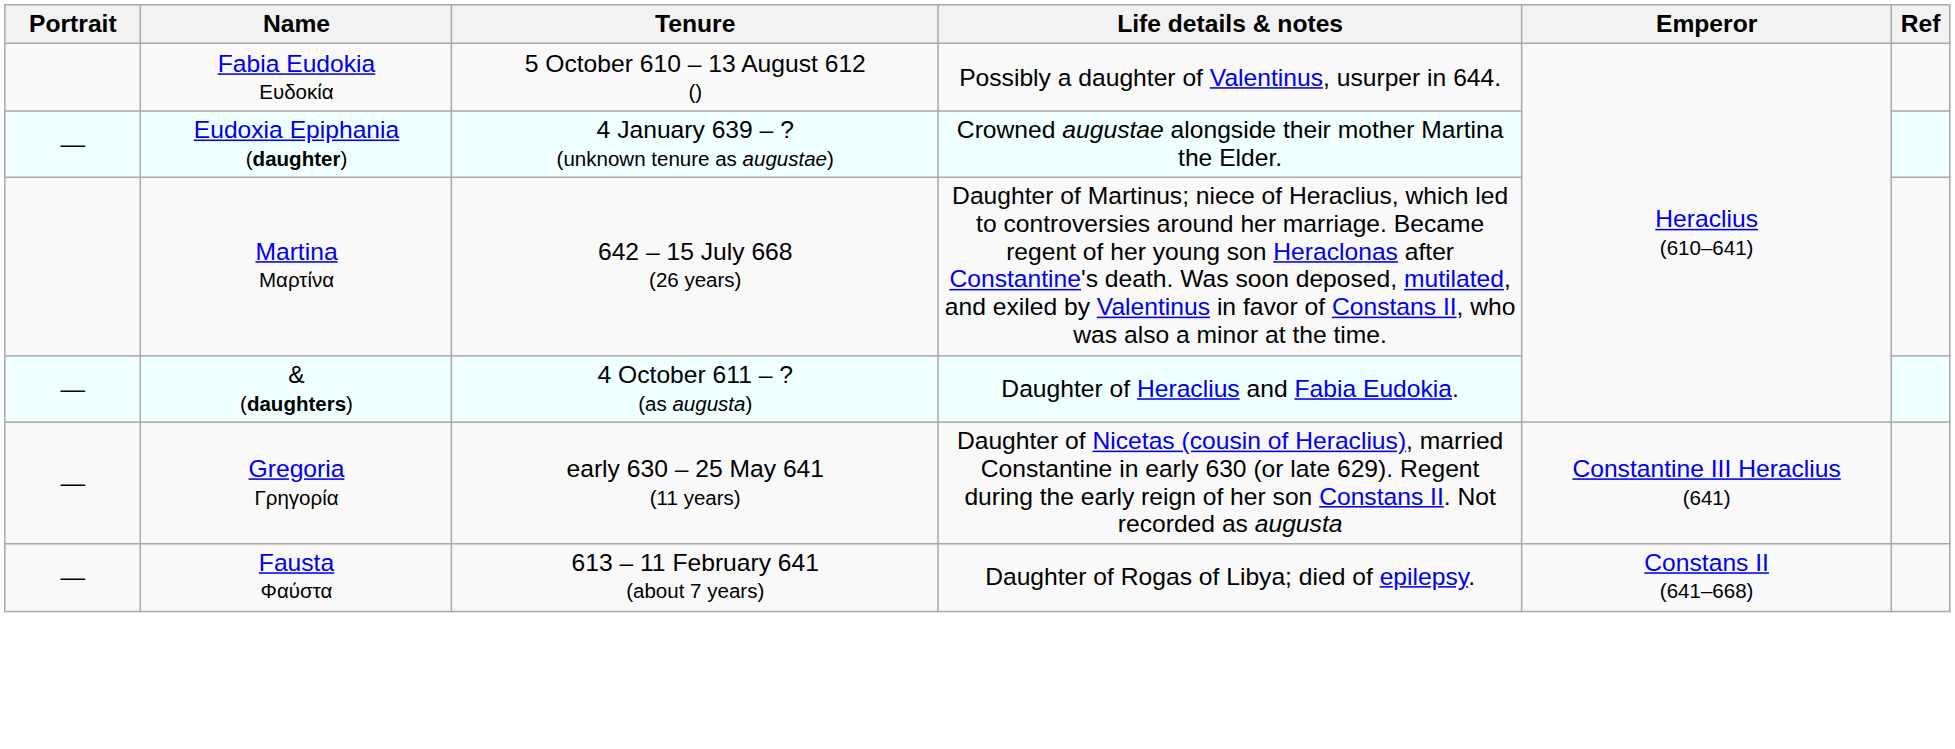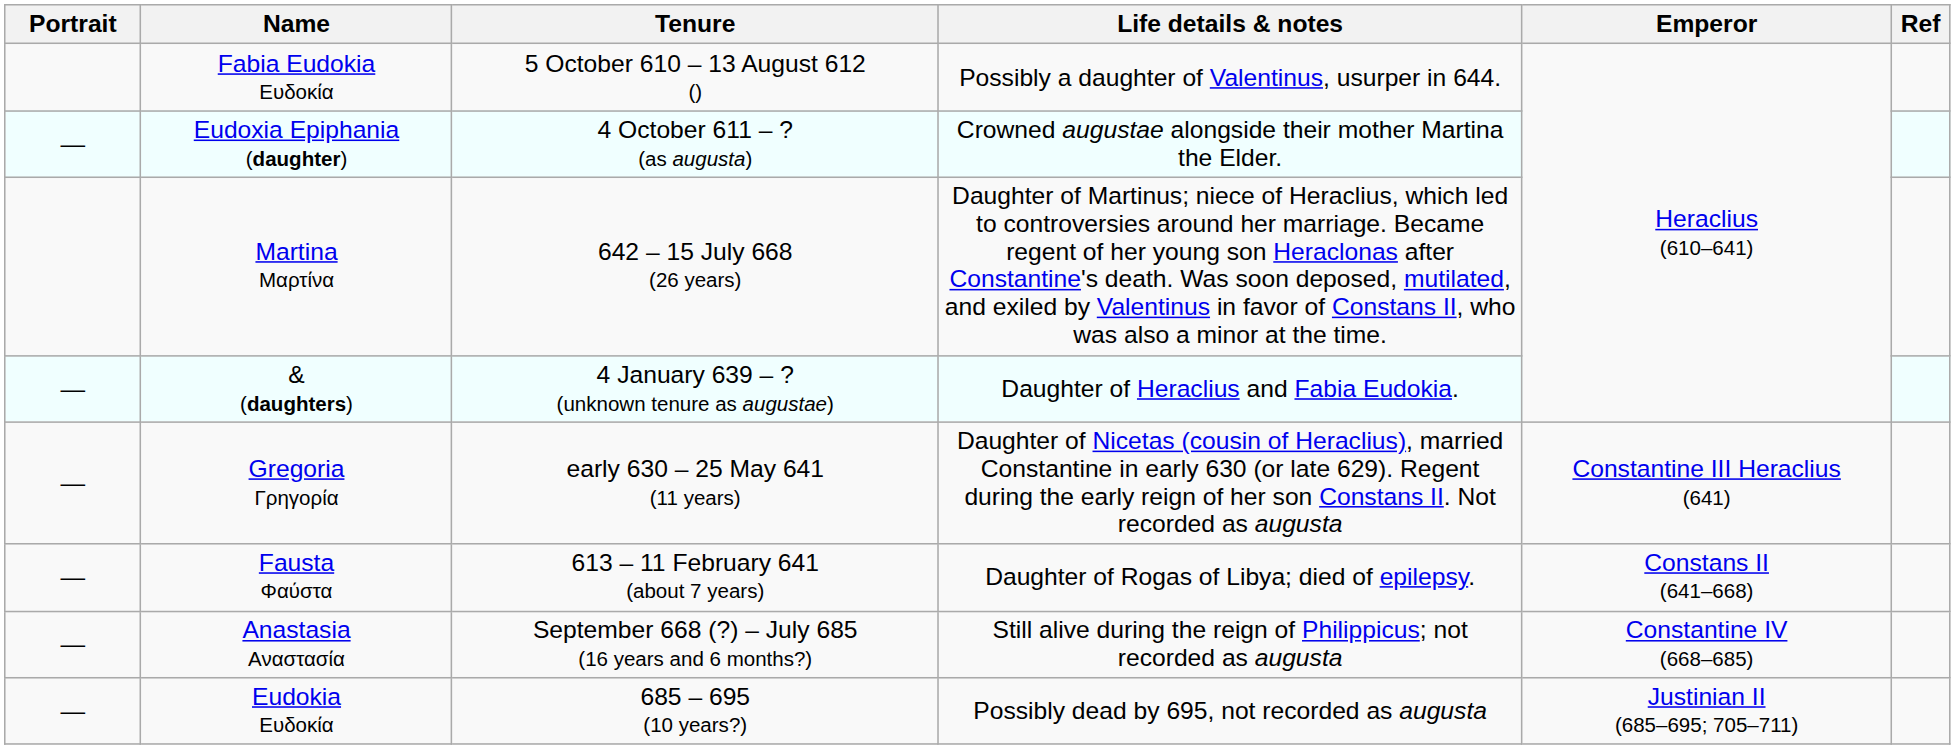(695, 143) 4 January 639 – ? (unknown tenure as augustae) -> (695, 143) 4 October 611 – ? (as augusta)
(695, 388) 4 October 611 – ? (as augusta) -> (695, 388) 4 January 639 – ? (unknown tenure as augustae)
+ row: (297, 644)
+ row: (297, 710)
